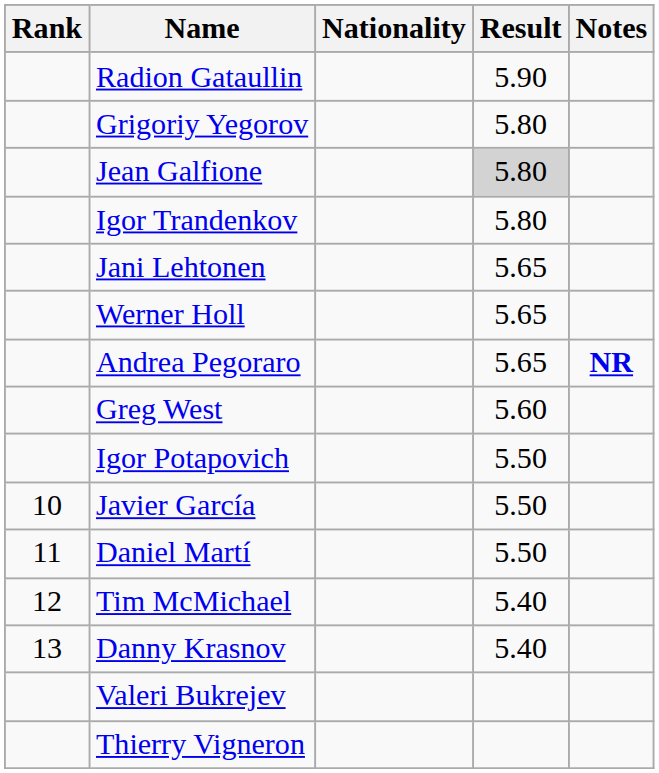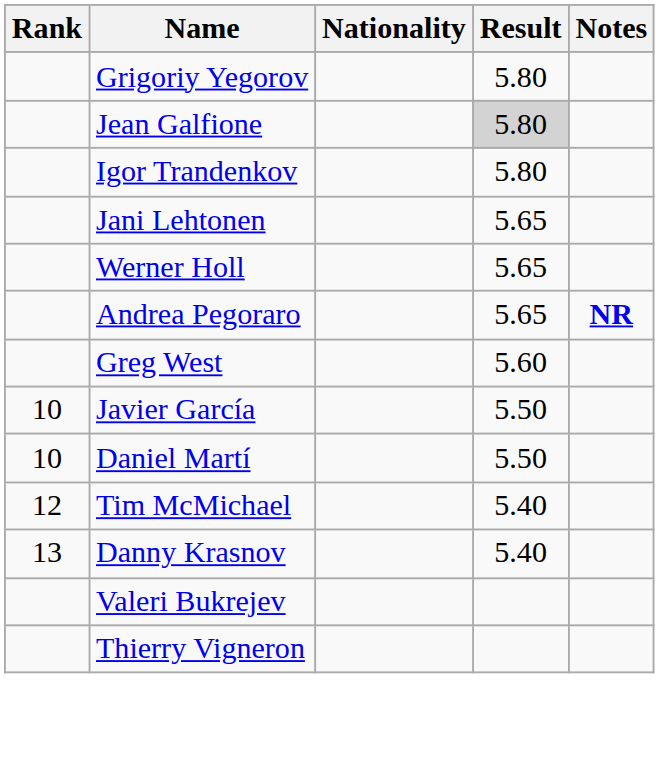- row: (199, 76)
- row: (192, 457)
(47, 553) 11 -> (47, 457) 10
